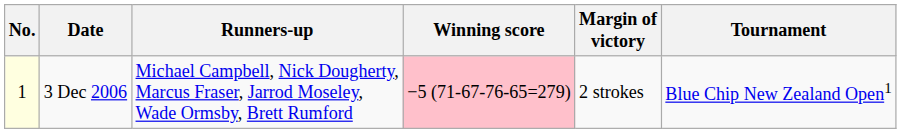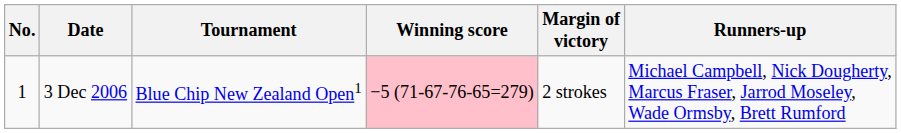columns swapped: (779, 30) <-> (267, 30)
(22, 92) lightyellow background -> (22, 92) no background
